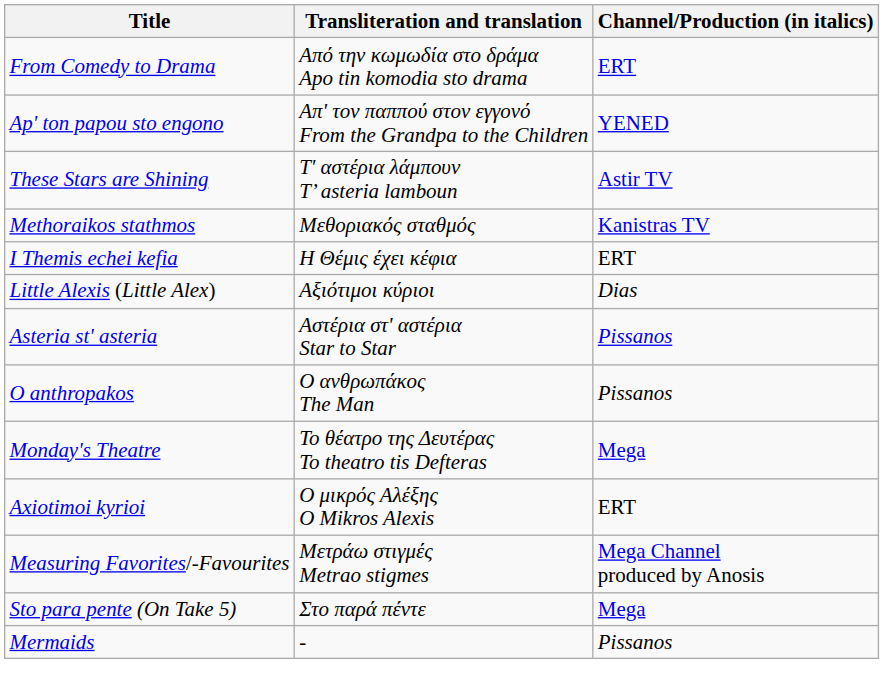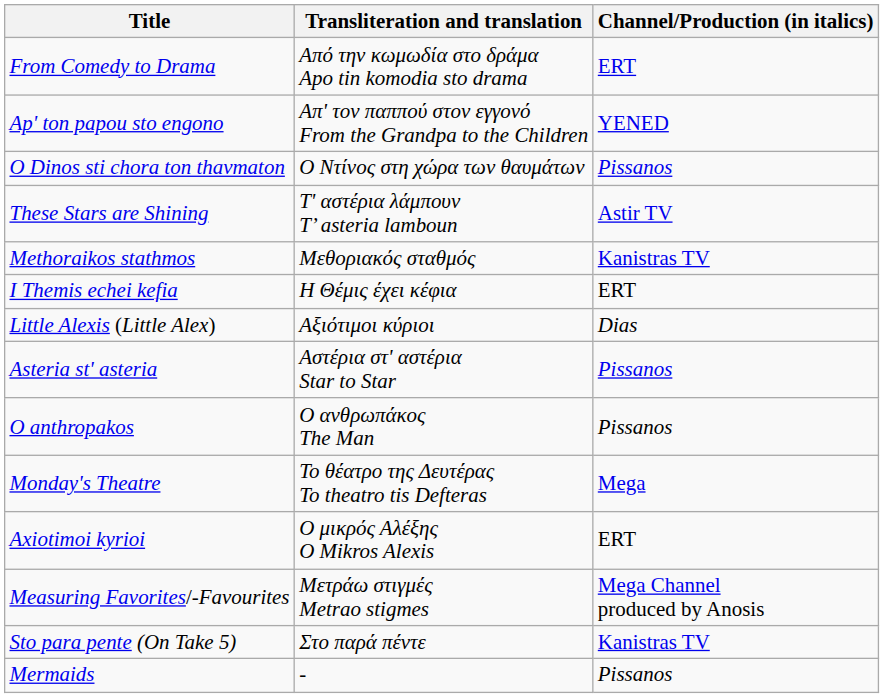+ row: (147, 168)
(622, 608) Mega -> (654, 641) Kanistras TV
